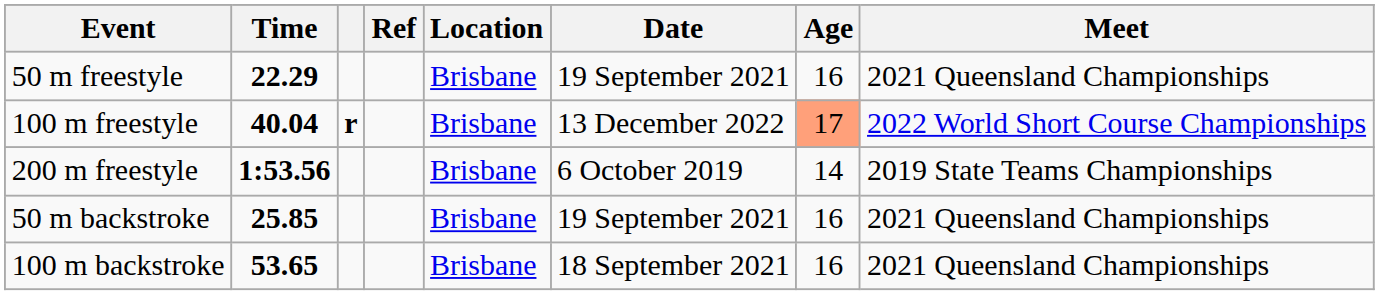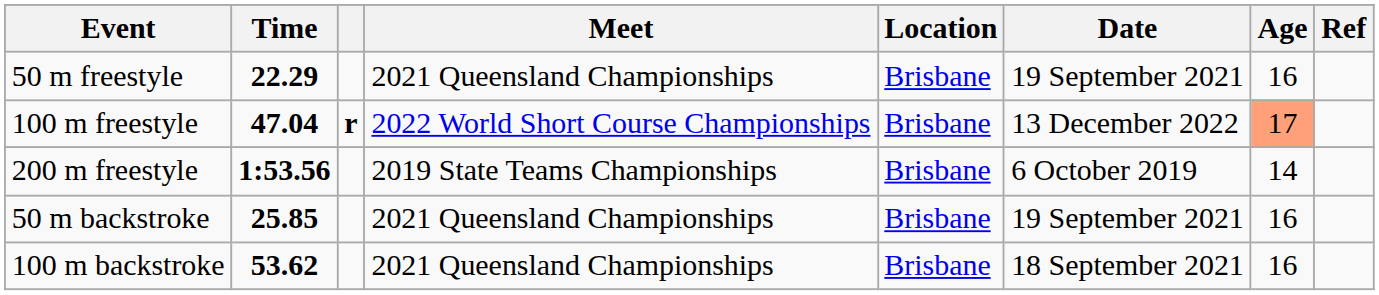columns swapped: (1117, 28) <-> (394, 28)
(284, 123) 40.04 -> (284, 123) 47.04
(284, 265) 53.65 -> (284, 265) 53.62
